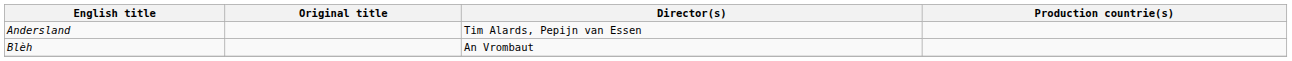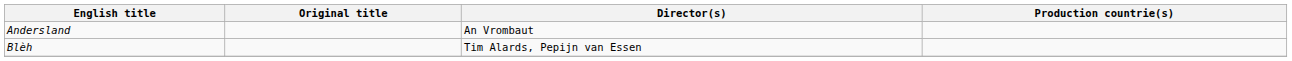(553, 30) Tim Alards, Pepijn van Essen -> (499, 30) An Vrombaut
(499, 47) An Vrombaut -> (553, 47) Tim Alards, Pepijn van Essen
